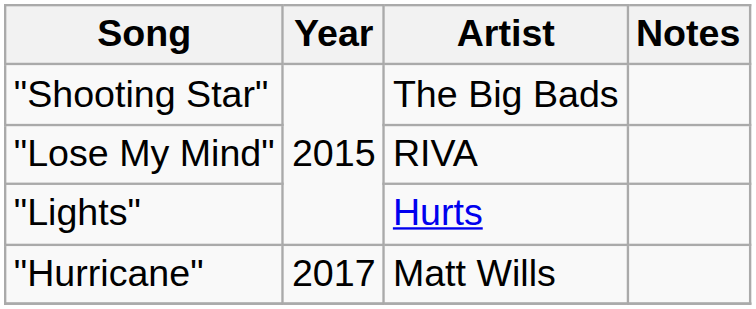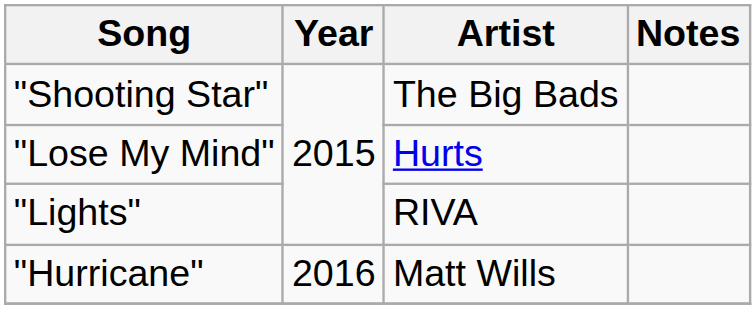(435, 153) RIVA -> (438, 153) Hurts
(438, 213) Hurts -> (435, 213) RIVA
(334, 272) 2017 -> (334, 272) 2016
